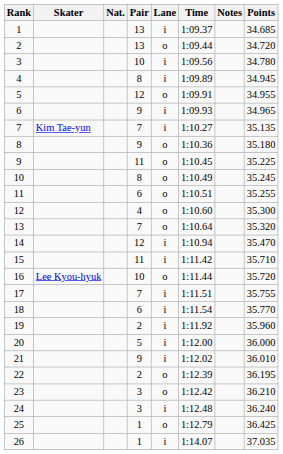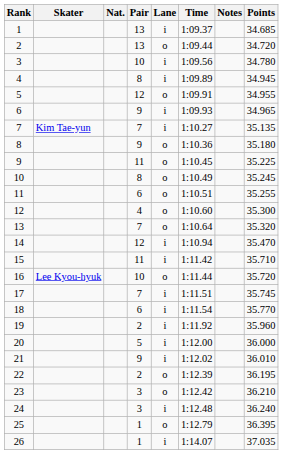(261, 293) 35.755 -> (261, 293) 35.745
(261, 425) 36.425 -> (261, 425) 36.395
